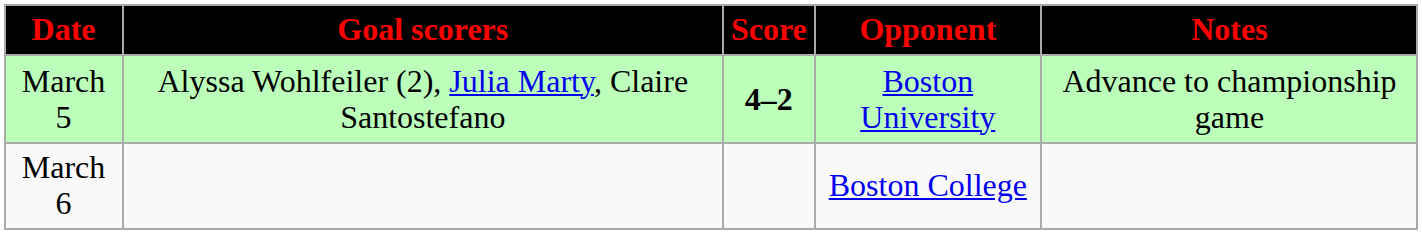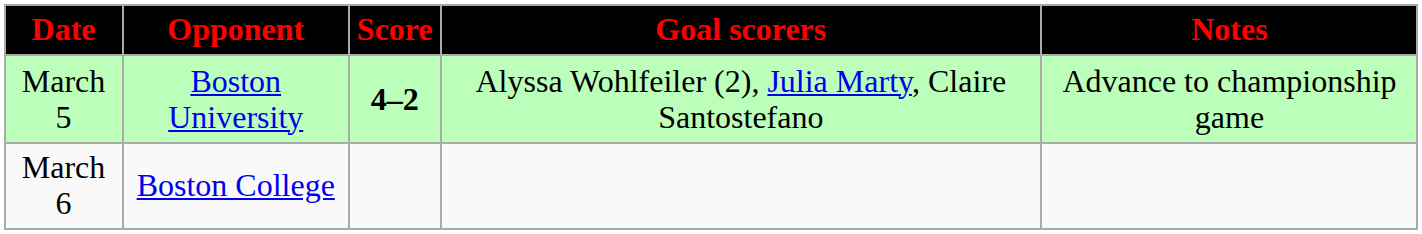columns swapped: (928, 29) <-> (423, 29)
